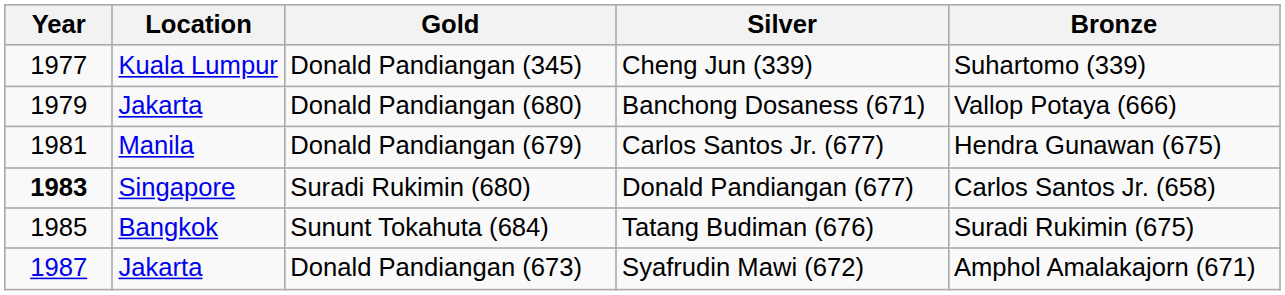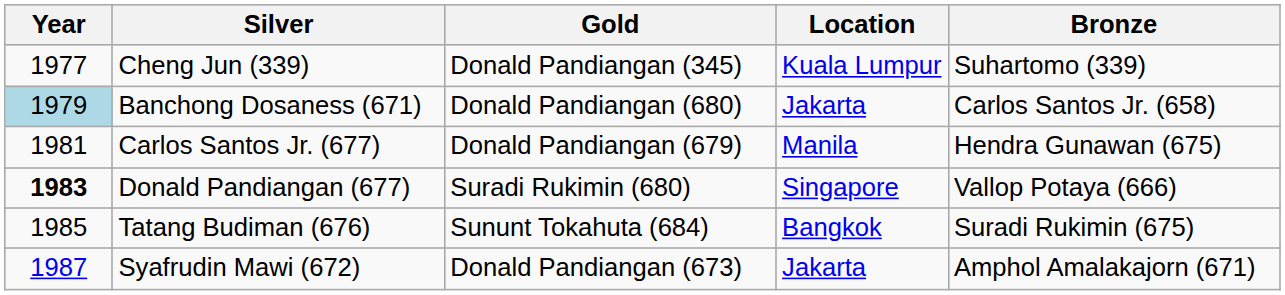columns swapped: (198, 24) <-> (782, 24)
(59, 106) no background -> (59, 106) lightblue background
(1065, 106) Vallop Potaya (666) -> (1085, 106) Carlos Santos Jr. (658)
(1085, 187) Carlos Santos Jr. (658) -> (1065, 187) Vallop Potaya (666)
